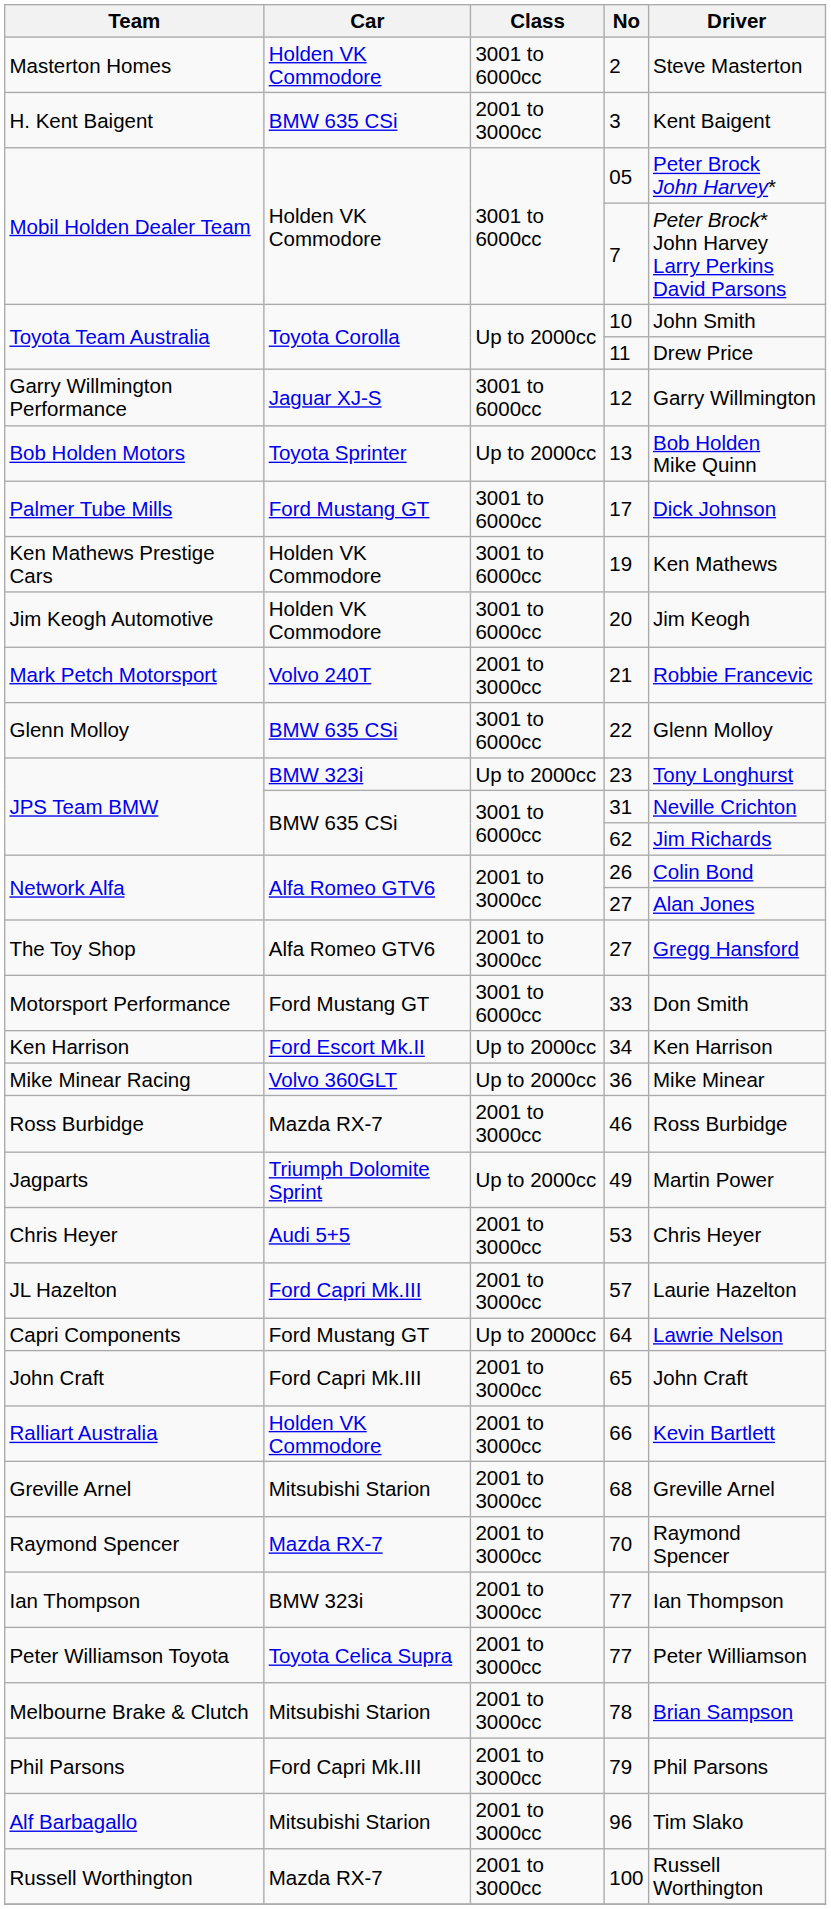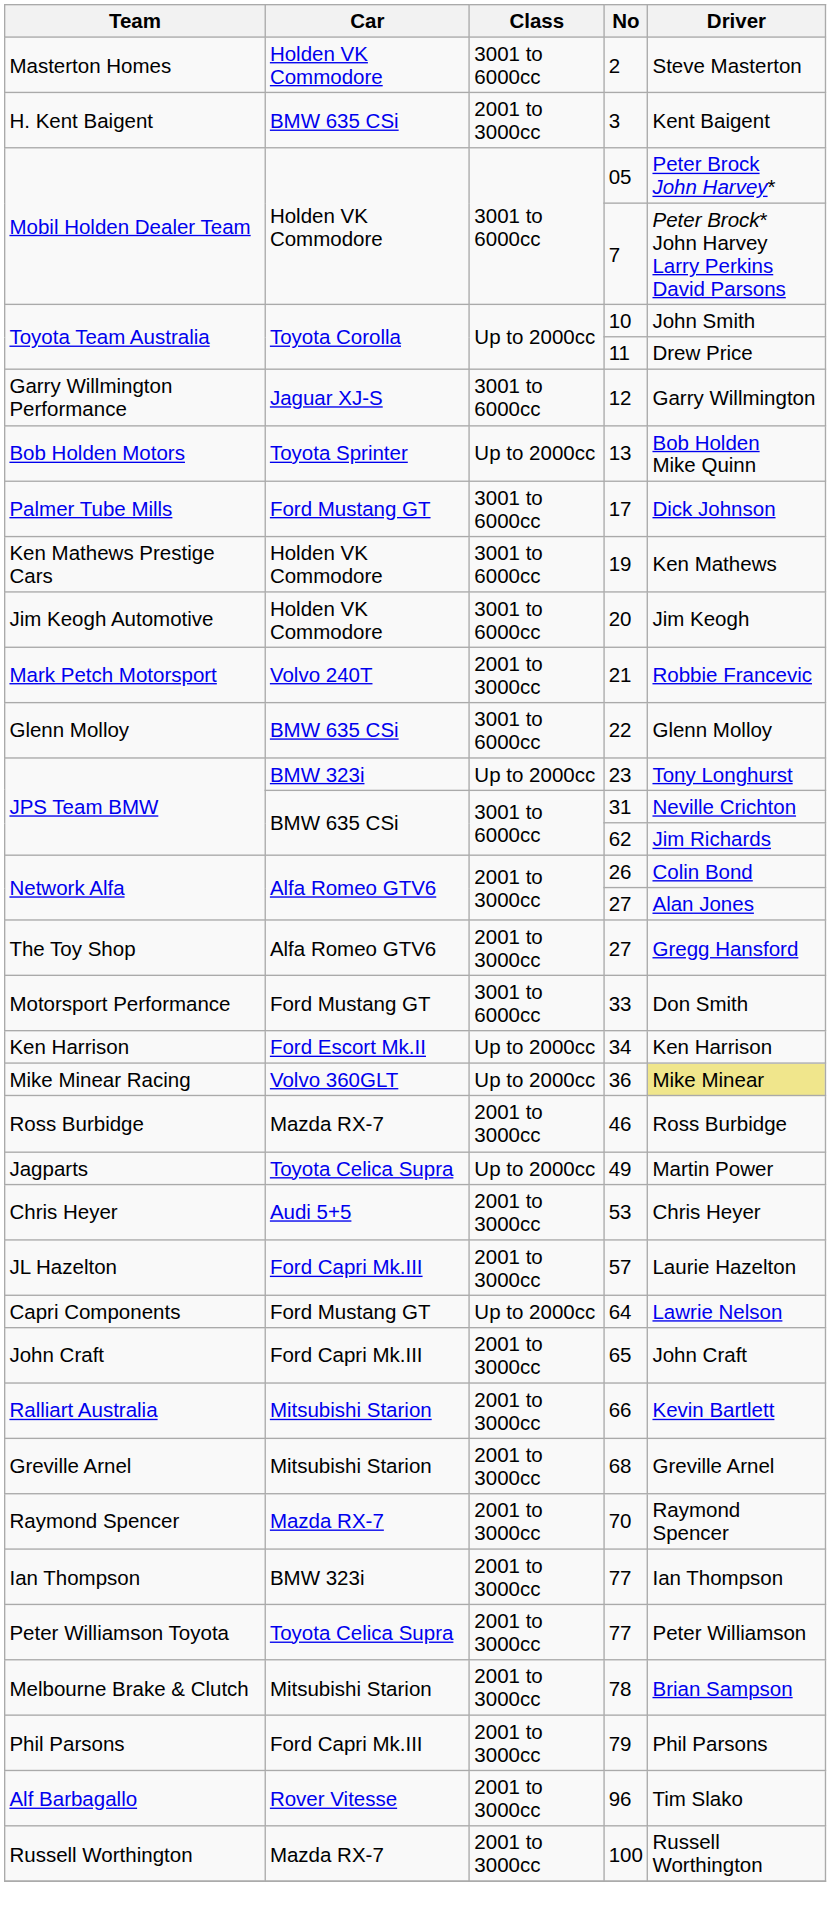(709, 1080) no background -> (708, 1080) khaki background
(349, 1179) Triumph Dolomite Sprint -> (362, 1168) Toyota Celica Supra
(325, 1434) Holden VK Commodore -> (351, 1411) Mitsubishi Starion
(350, 1822) Mitsubishi Starion -> (334, 1799) Rover Vitesse
